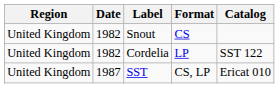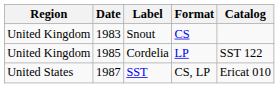(108, 33) 1982 -> (108, 33) 1983
(108, 53) 1982 -> (108, 53) 1985
(49, 72) United Kingdom -> (40, 72) United States
